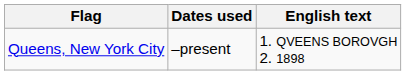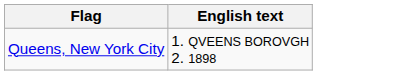- column: (212, 16)
